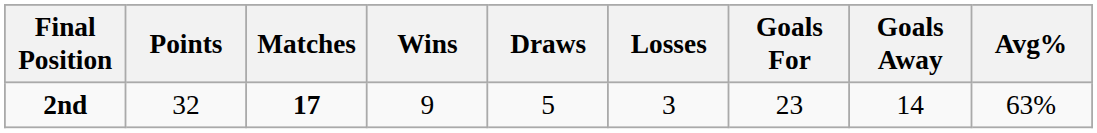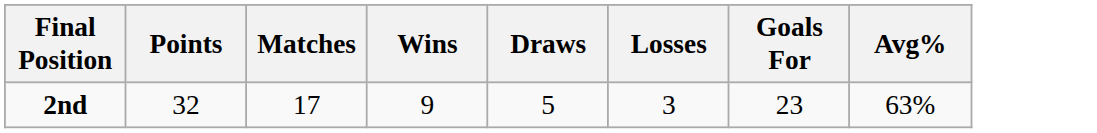- column: (910, 43)
(307, 104) bold -> (307, 104) normal
